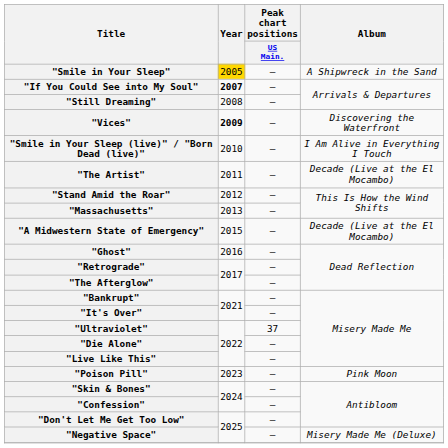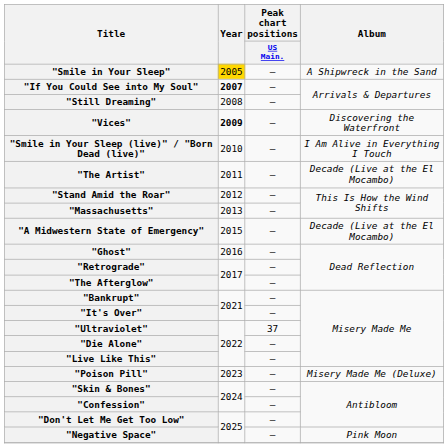(372, 374) Pink Moon -> (372, 374) Misery Made Me (Deluxe)
(372, 435) Misery Made Me (Deluxe) -> (372, 435) Pink Moon
